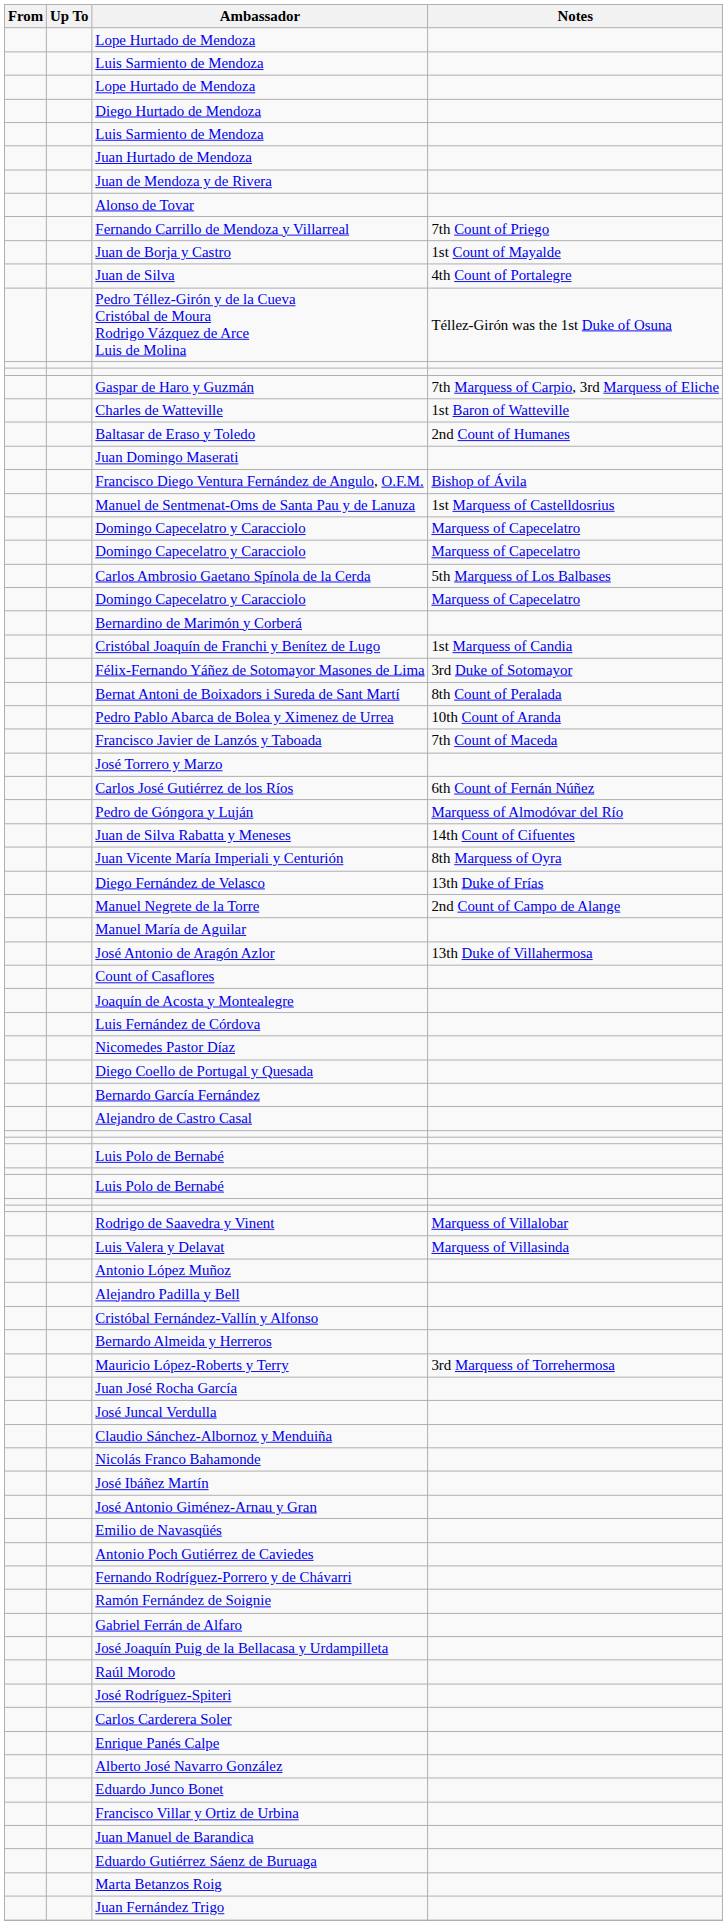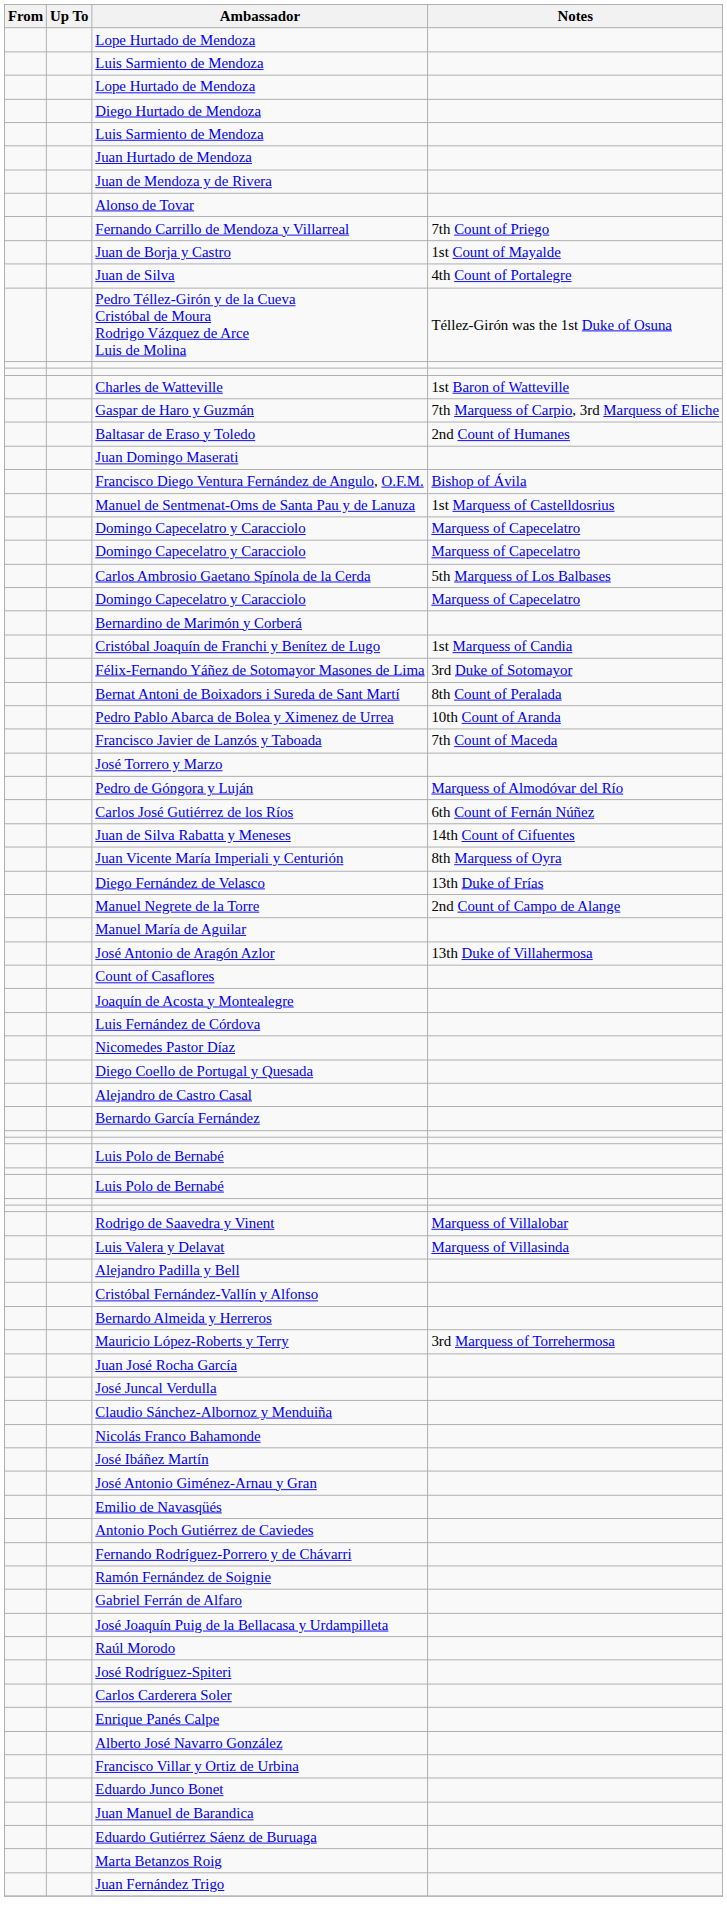rows swapped: (175, 387) <-> (159, 410)
rows swapped: (174, 811) <-> (194, 788)
rows swapped: (174, 1118) <-> (178, 1094)
- row: (163, 1270)
rows swapped: (197, 1813) <-> (159, 1790)
